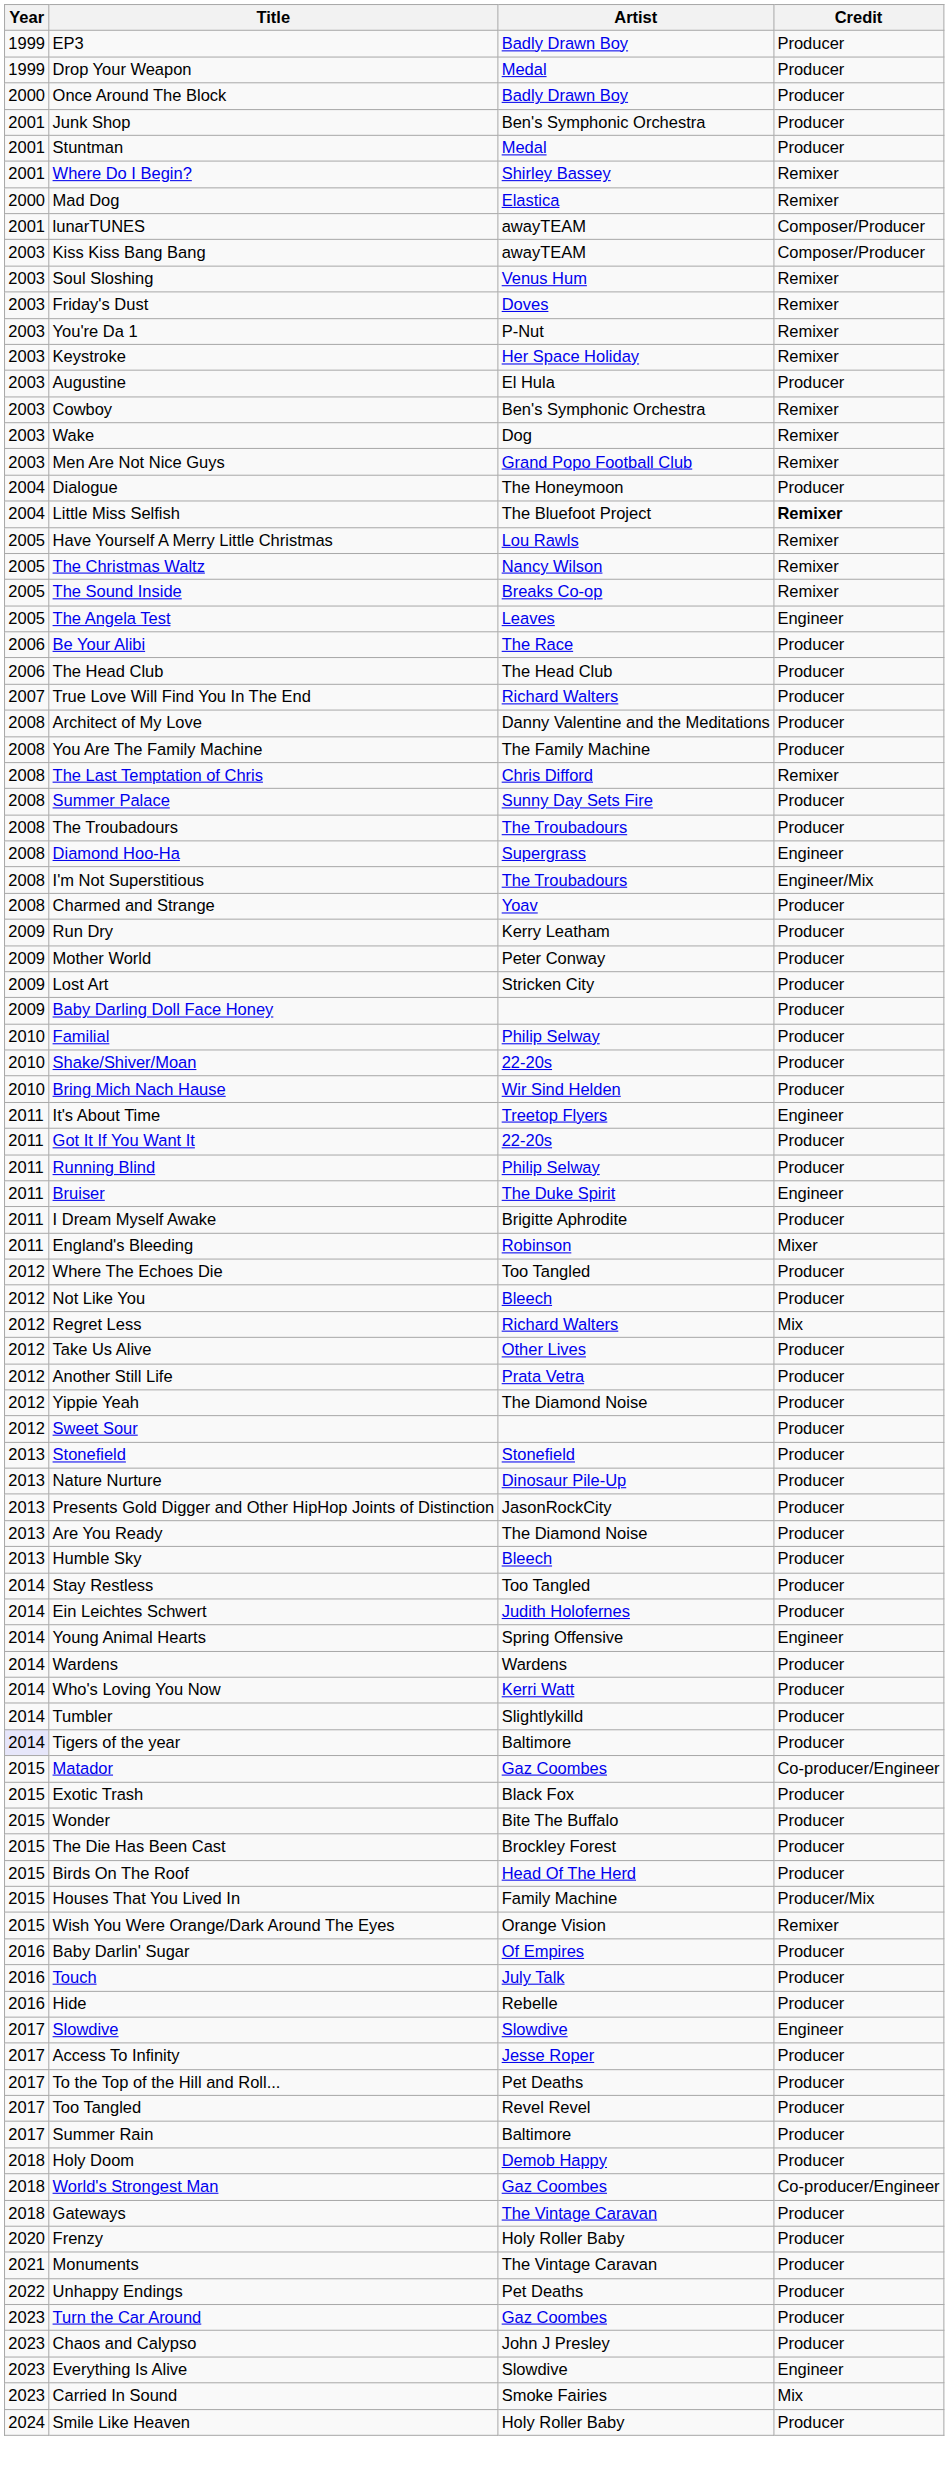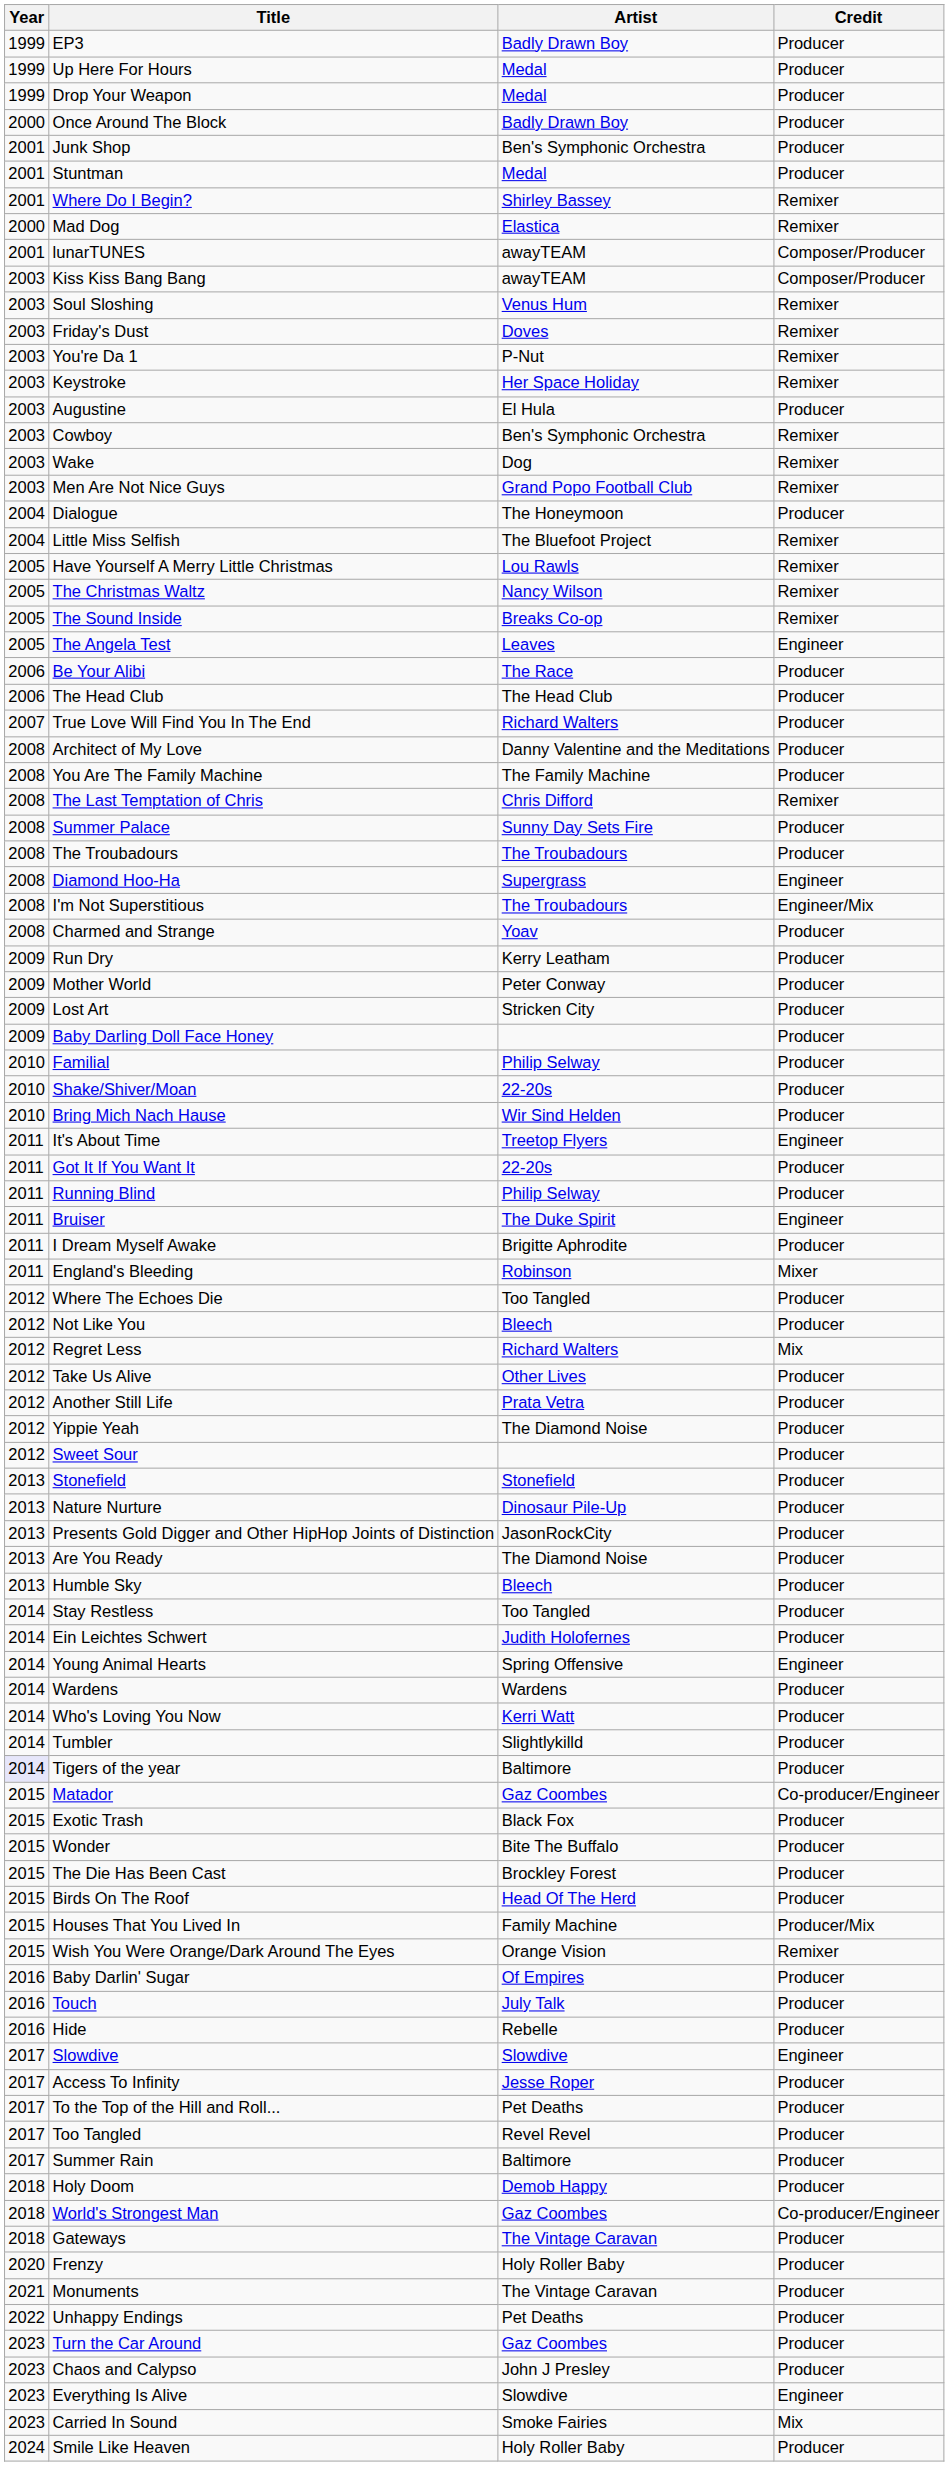+ row: (122, 69)
(810, 514) bold -> (808, 540) normal
